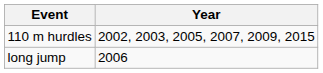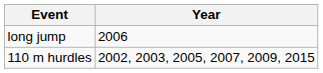rows swapped: (50, 36) <-> (37, 57)
